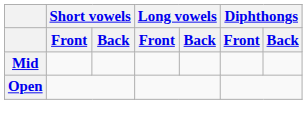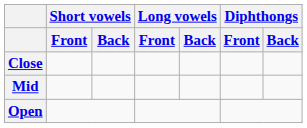+ row: (25, 63)
